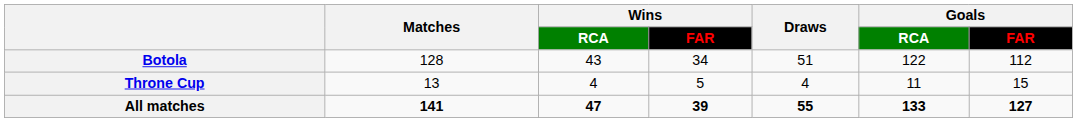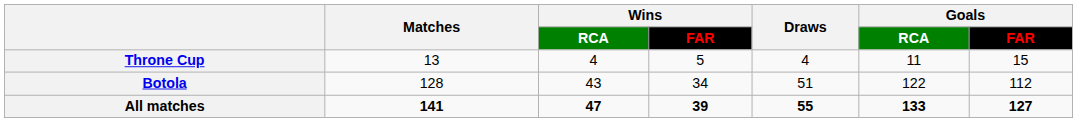rows swapped: (165, 60) <-> (165, 83)
